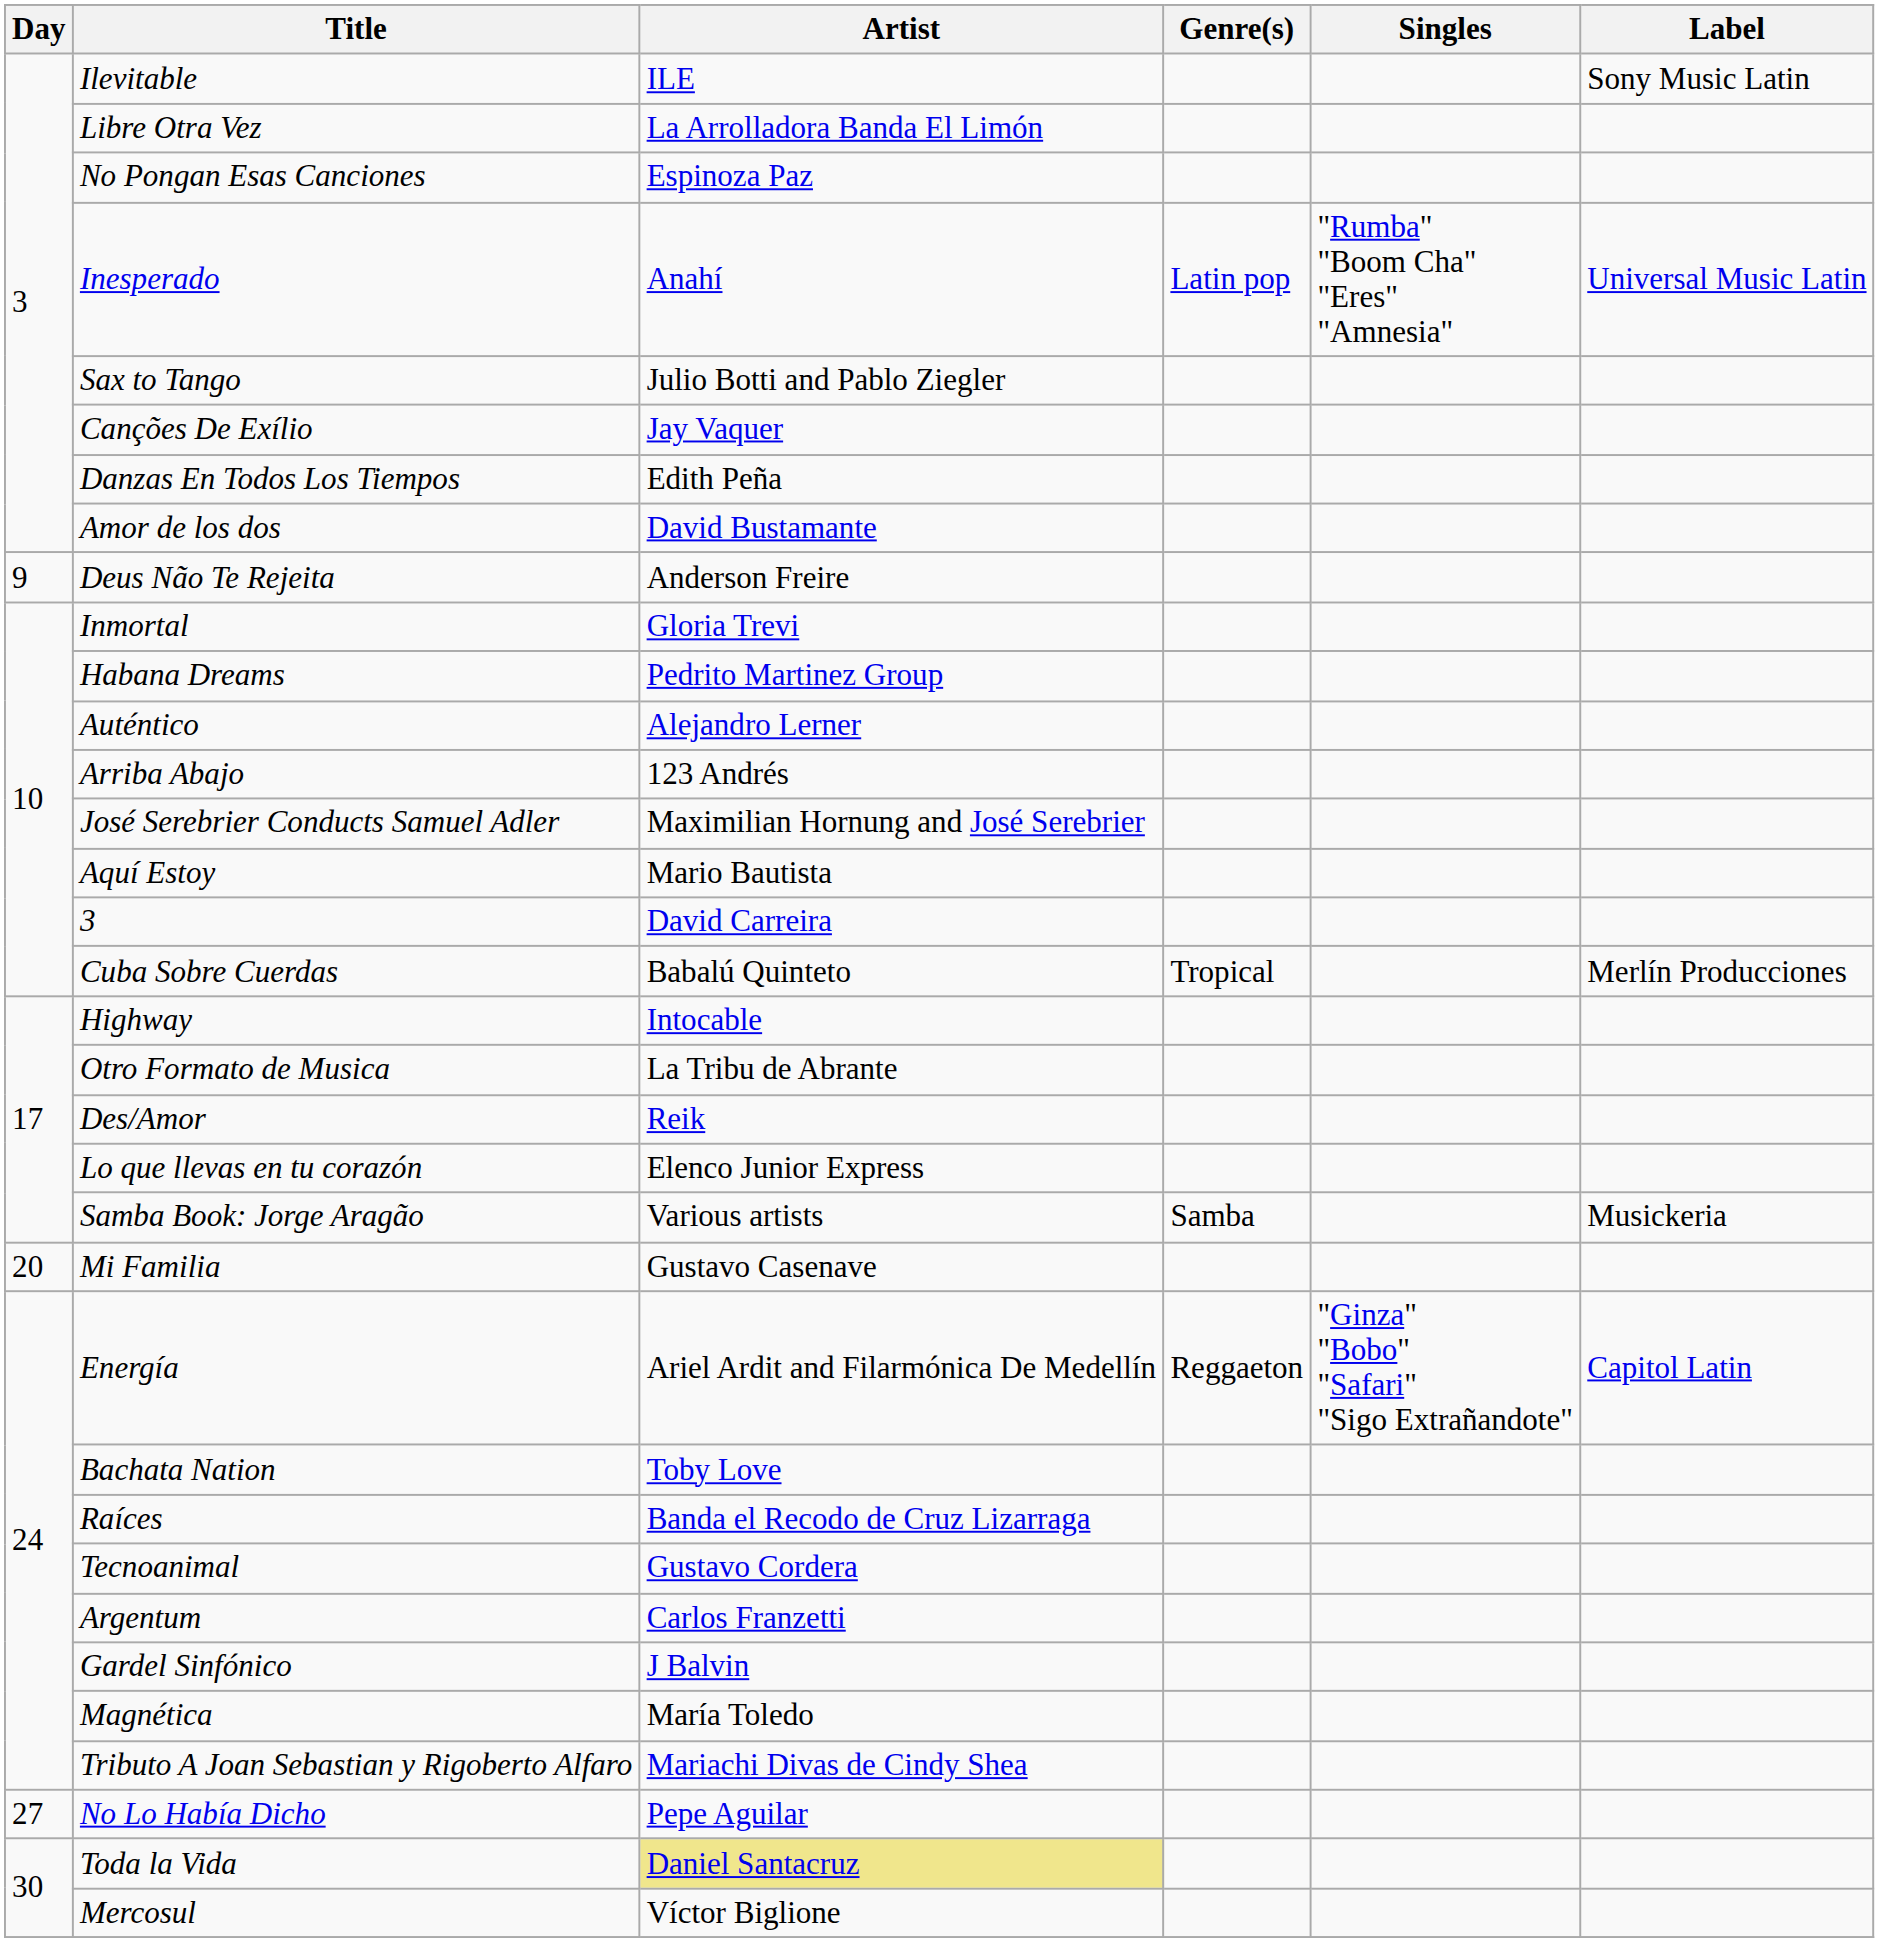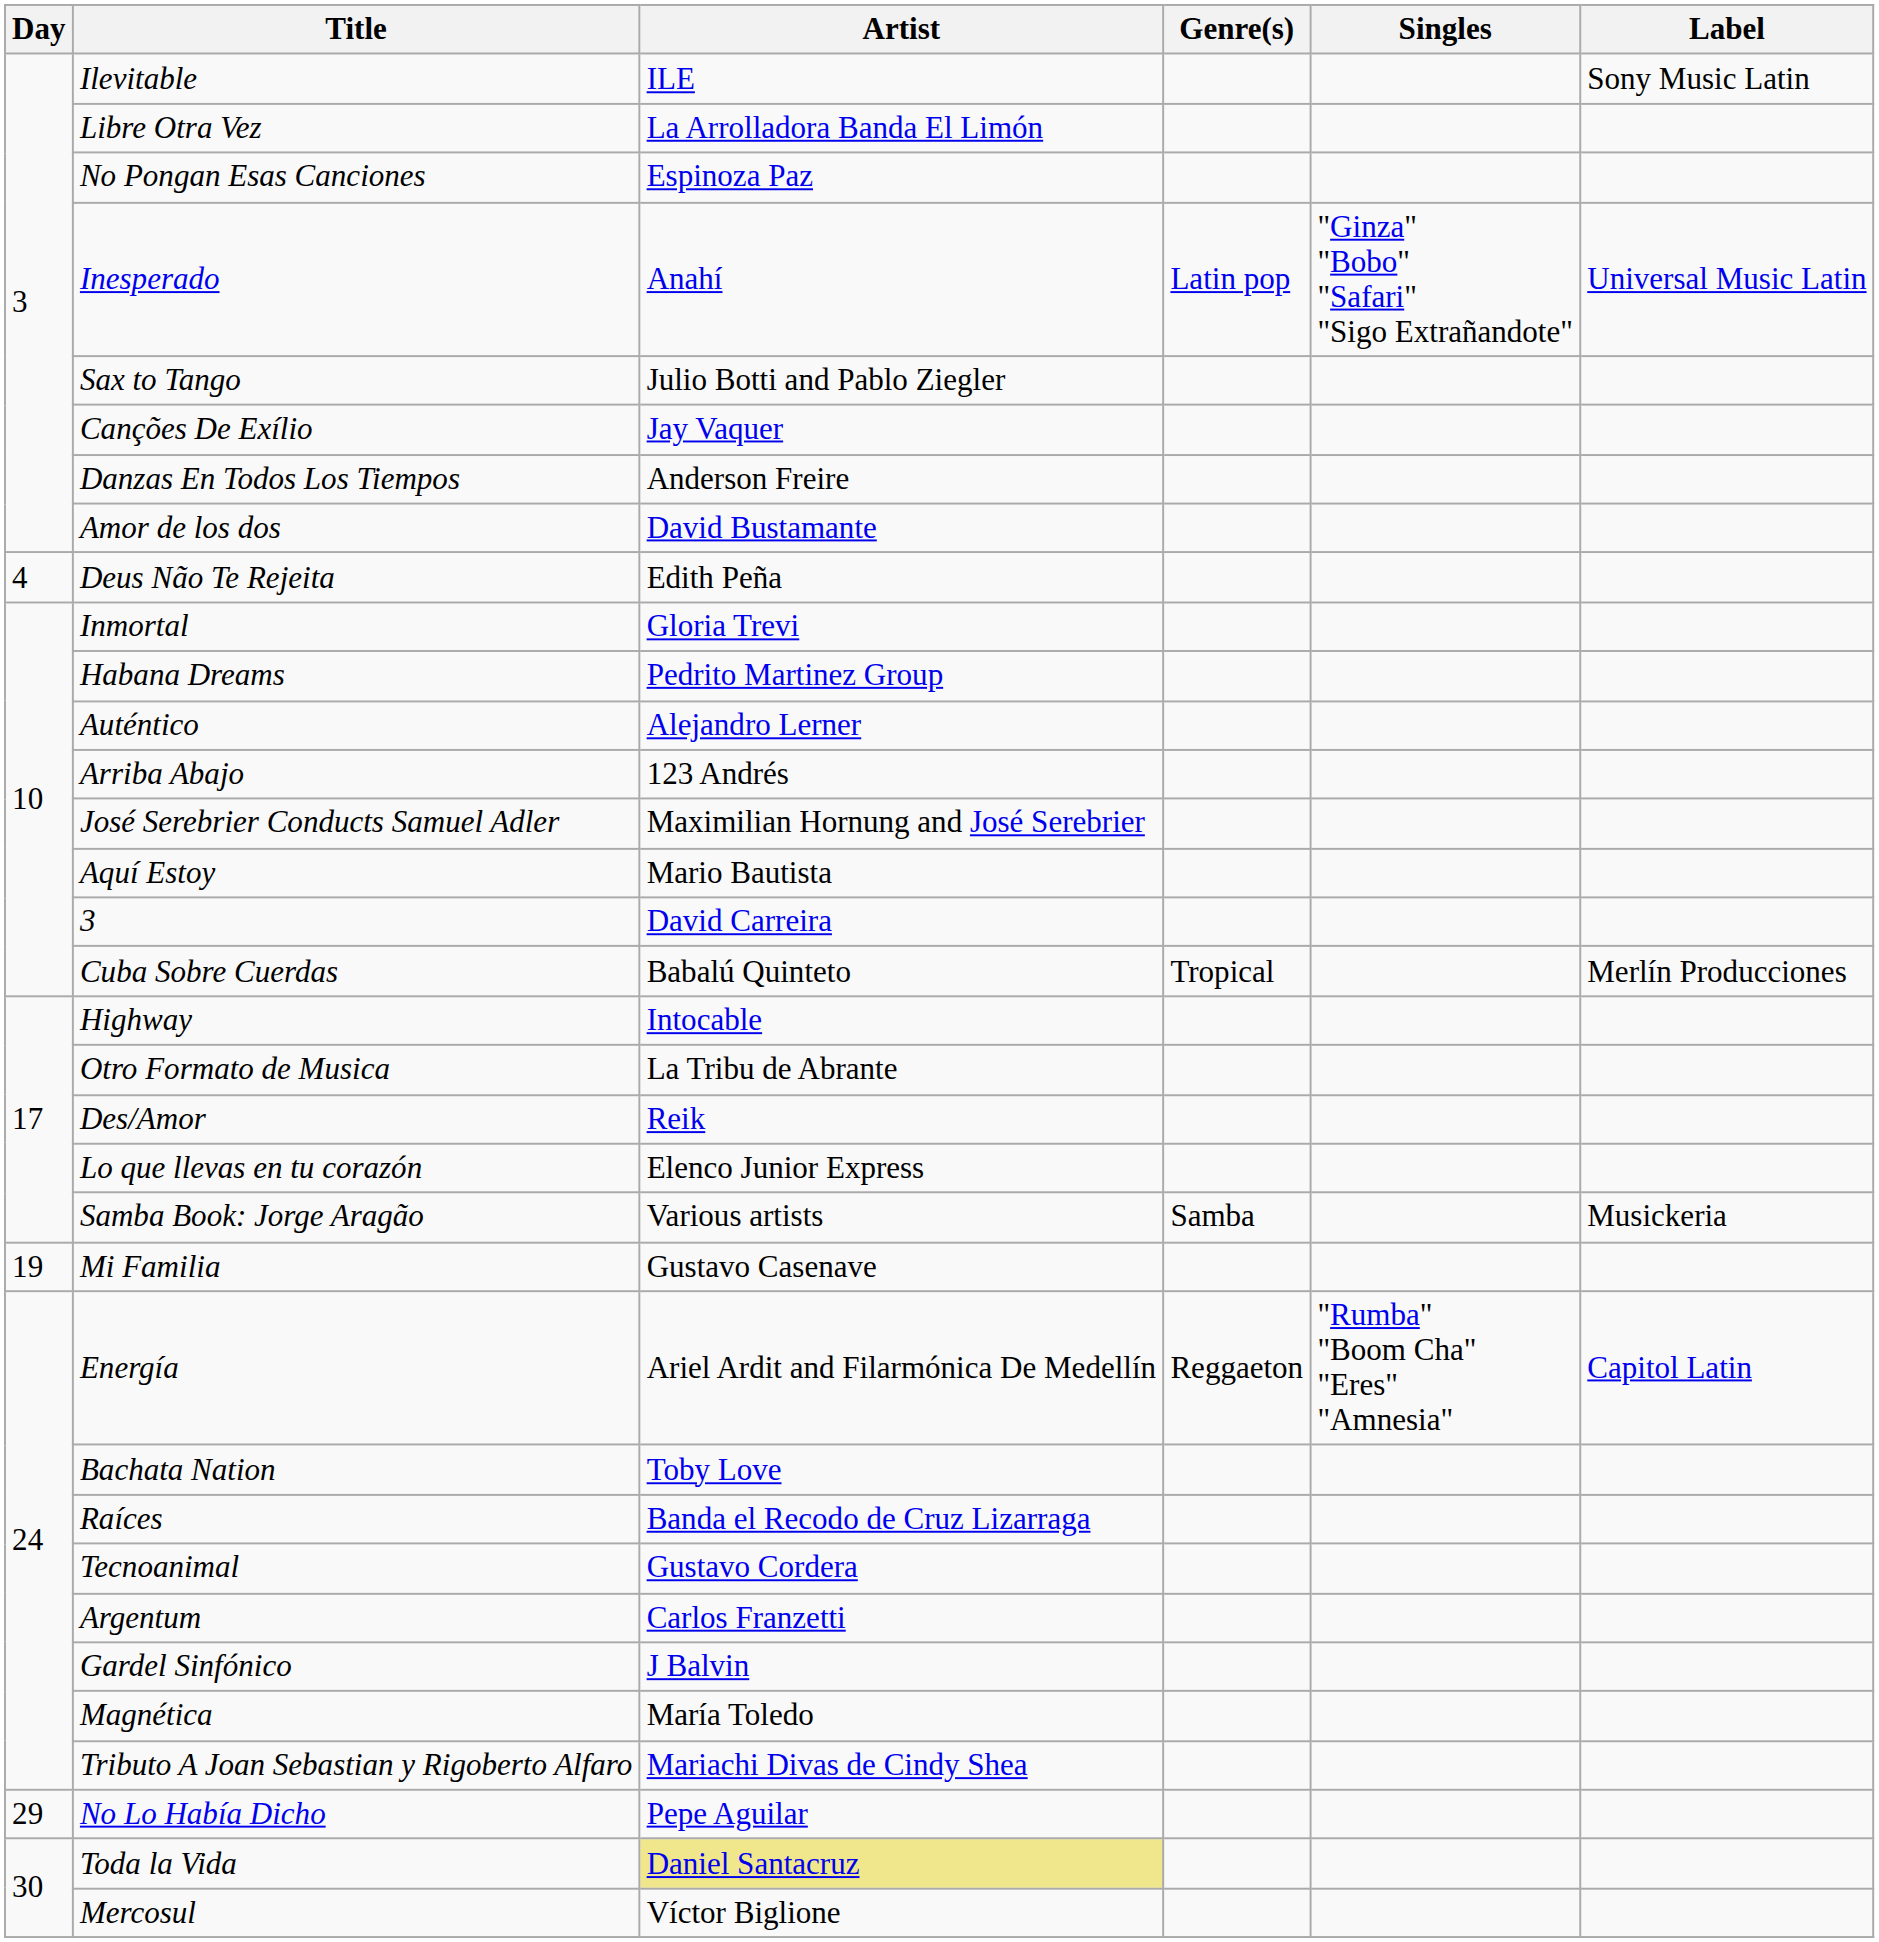(1397, 278) "Rumba" "Boom Cha" "Eres" "Amnesia" -> (1445, 278) "Ginza" "Bobo" "Safari" "Sigo Extrañandote"
(714, 478) Edith Peña -> (748, 478) Anderson Freire
(20, 576) 9 -> (20, 576) 4
(748, 576) Anderson Freire -> (714, 576) Edith Peña
(28, 1266) 20 -> (28, 1266) 19
(1445, 1367) "Ginza" "Bobo" "Safari" "Sigo Extrañandote" -> (1397, 1367) "Rumba" "Boom Cha" "Eres" "Amnesia"
(28, 1813) 27 -> (28, 1813) 29
